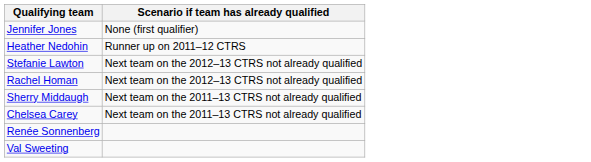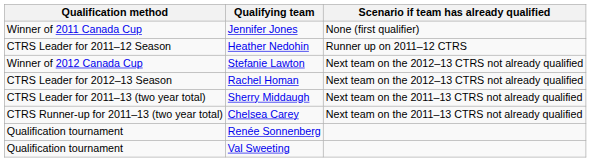+ column: (115, 13)
